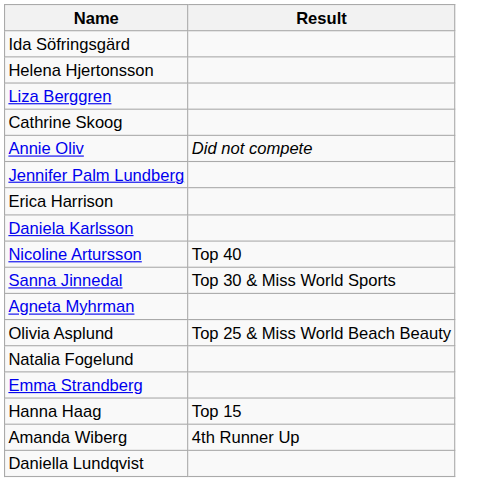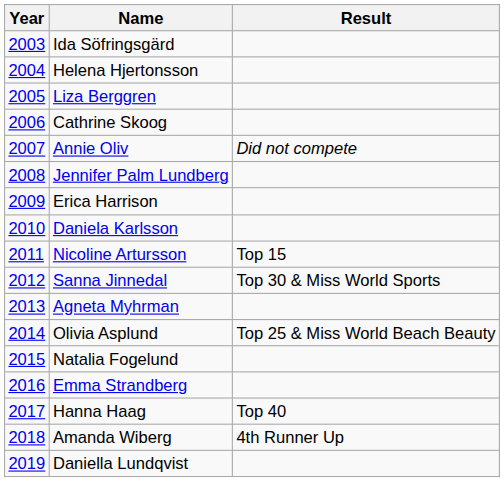+ column: (27, 18)
(217, 254) Top 40 -> (261, 254) Top 15
(217, 411) Top 15 -> (261, 411) Top 40
